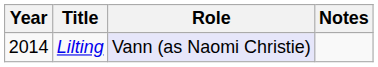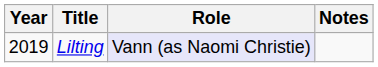(29, 47) 2014 -> (29, 47) 2019
